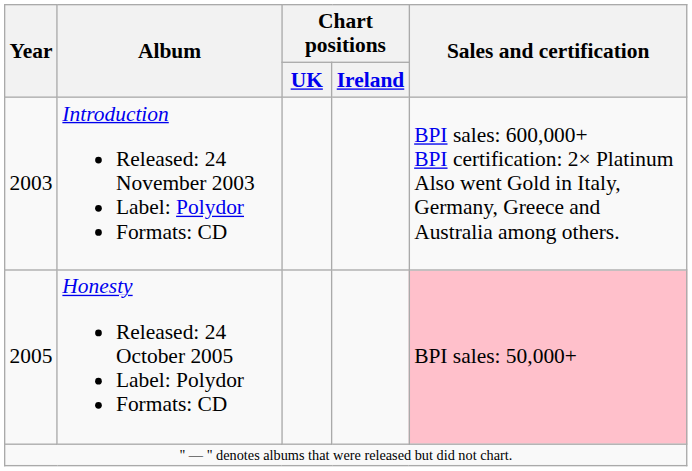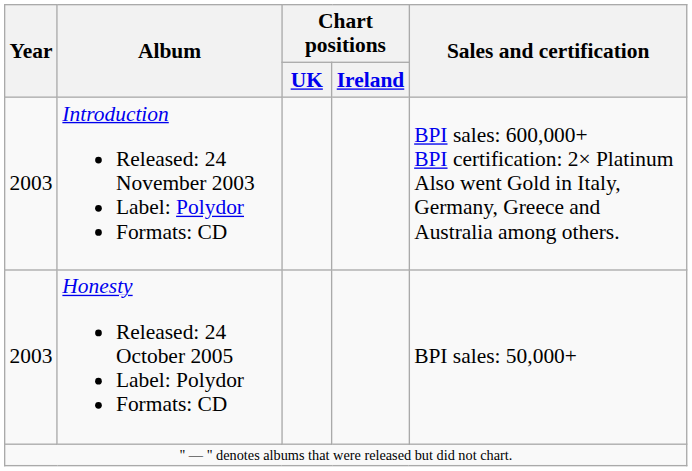(31, 356) 2005 -> (31, 356) 2003
(496, 356) pink background -> (496, 356) no background
